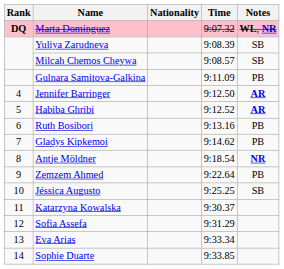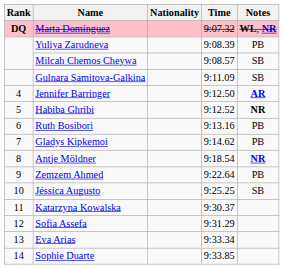(258, 45) SB -> (258, 45) PB
(258, 77) PB -> (258, 77) SB
(258, 110) AR -> (258, 110) NR
